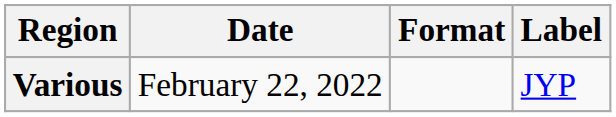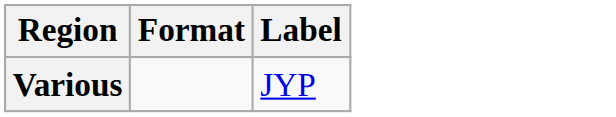- column: (260, 30)
